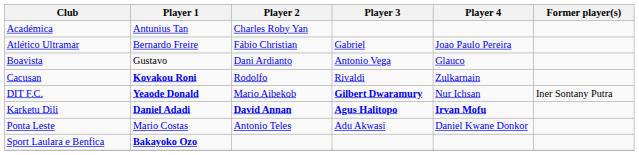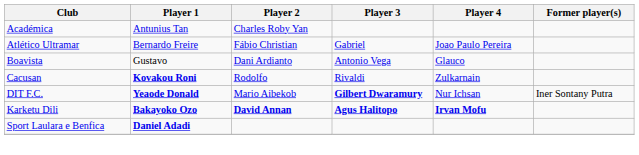(162, 110) Daniel Adadi -> (165, 110) Bakayoko Ozo
- row: (31, 126)
(165, 142) Bakayoko Ozo -> (162, 126) Daniel Adadi
